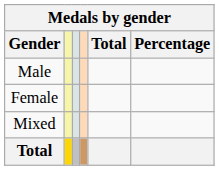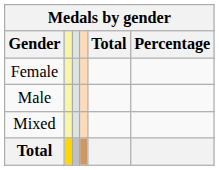rows swapped: (34, 70) <-> (34, 97)
